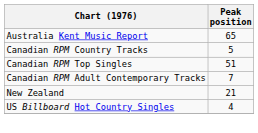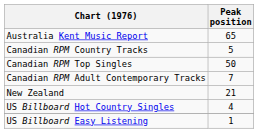(231, 64) 51 -> (231, 64) 50
+ row: (77, 121)
